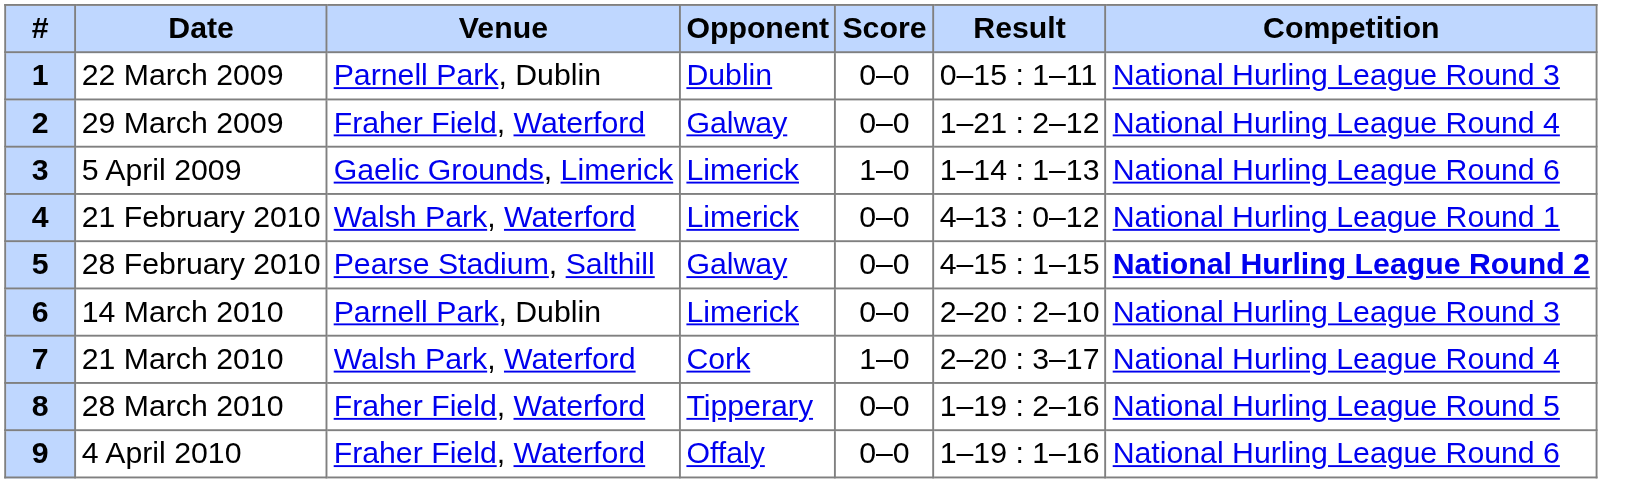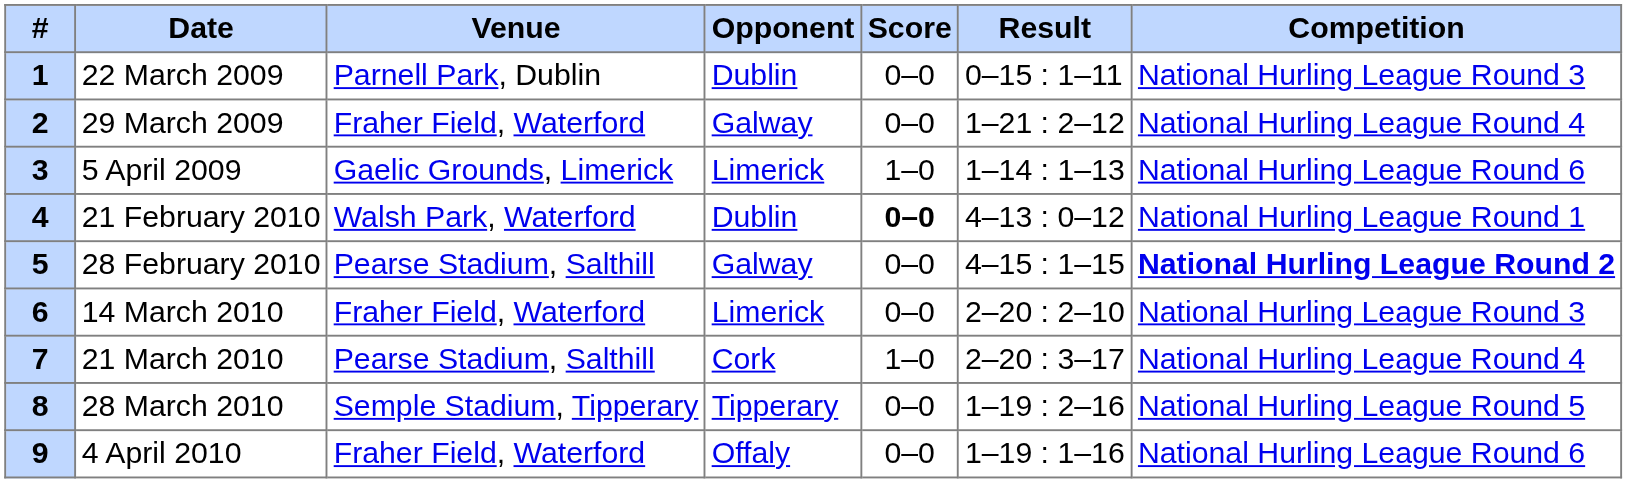(743, 217) Limerick -> (755, 217) Dublin
(884, 217) normal -> (910, 217) bold
(467, 311) Parnell Park, Dublin -> (489, 311) Fraher Field, Waterford
(485, 358) Walsh Park, Waterford -> (494, 358) Pearse Stadium, Salthill
(489, 406) Fraher Field, Waterford -> (516, 406) Semple Stadium, Tipperary
